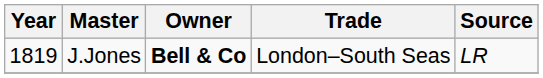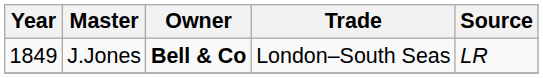(33, 55) 1819 -> (33, 55) 1849
